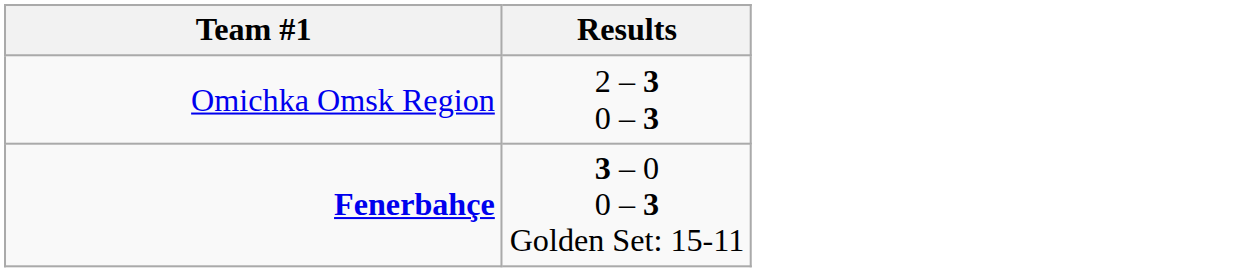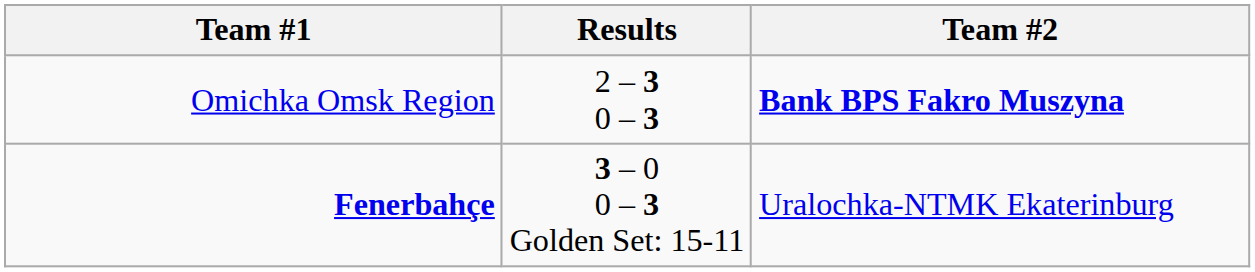+ column: (1000, 30)
